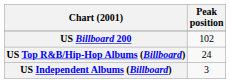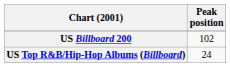- row: (96, 70)
